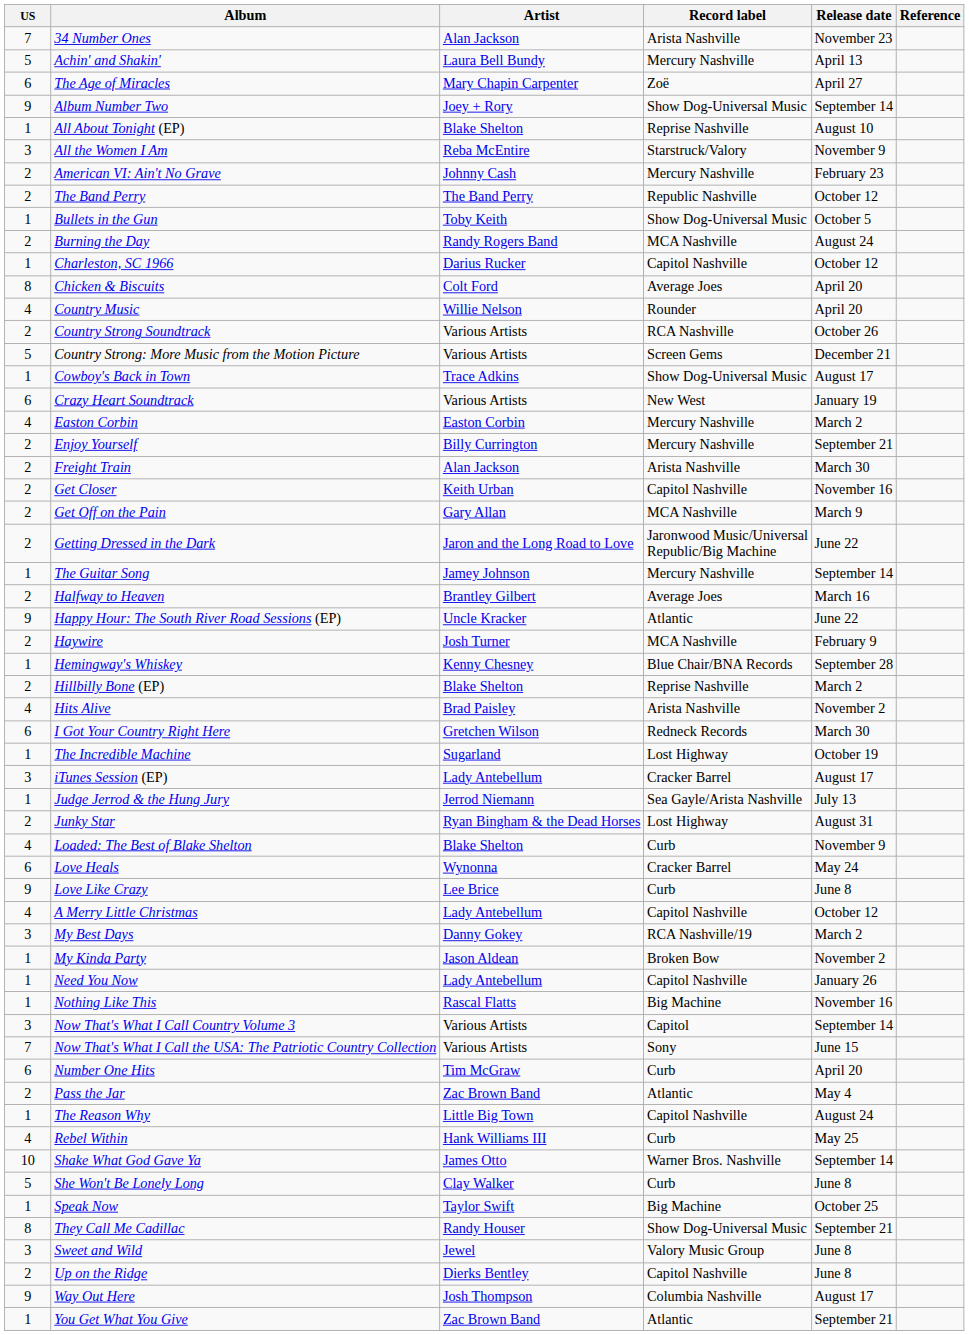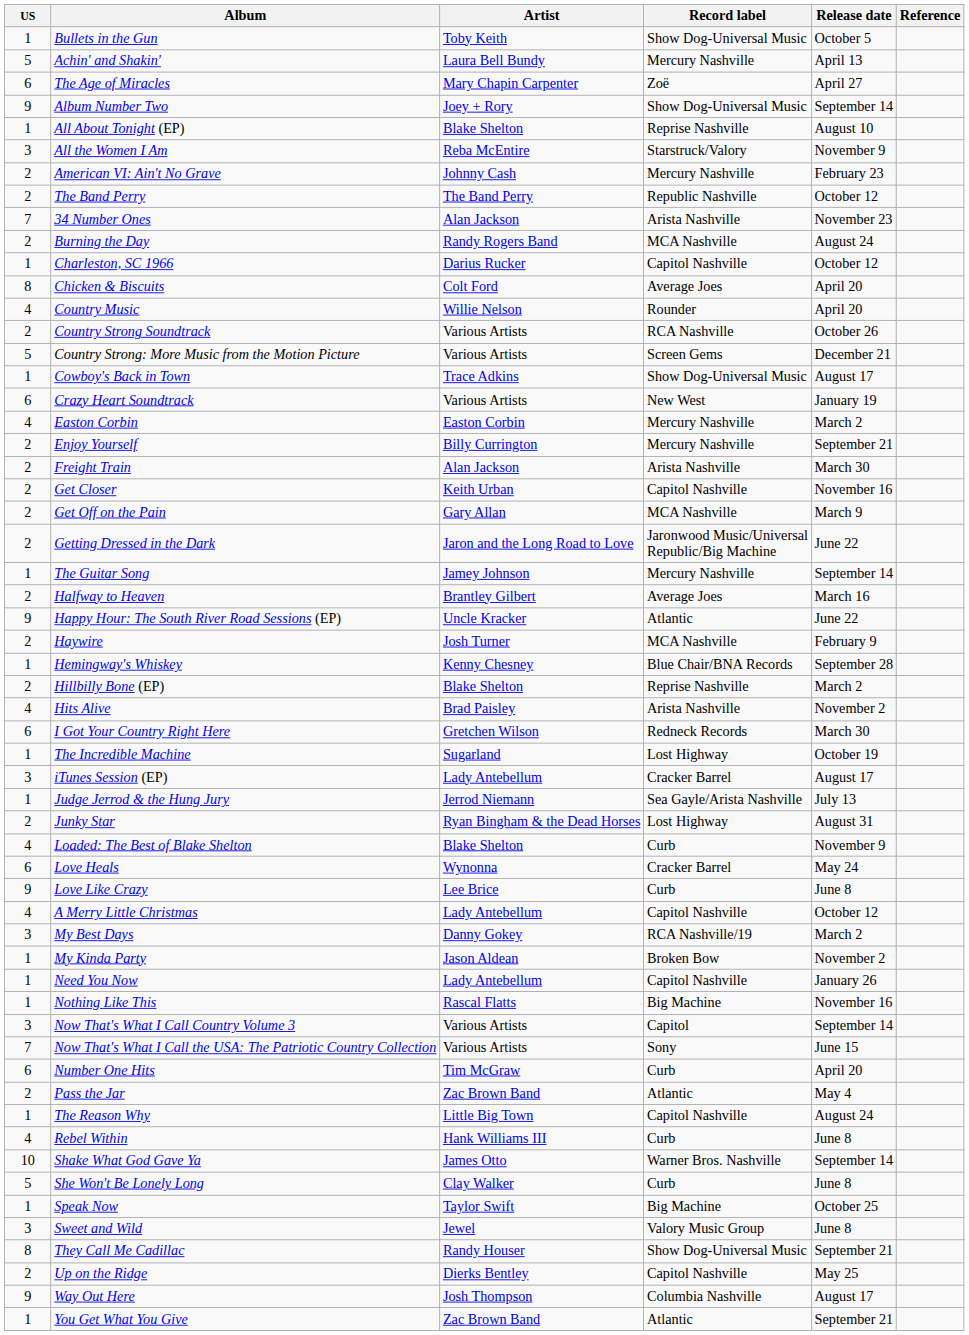rows swapped: (103, 38) <-> (106, 219)
(836, 1138) May 25 -> (833, 1138) June 8
rows swapped: (98, 1251) <-> (119, 1228)
(833, 1273) June 8 -> (836, 1273) May 25
